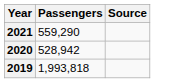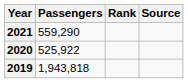+ column: (122, 13)
(59, 50) 528,942 -> (59, 50) 525,922
(64, 68) 1,993,818 -> (64, 68) 1,943,818
